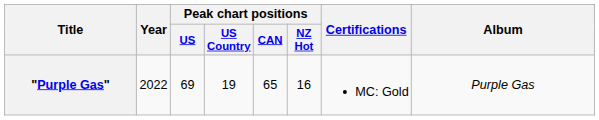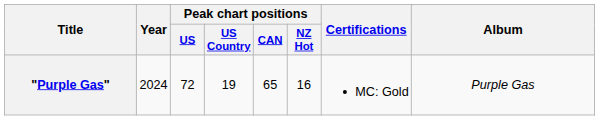(154, 84) 2022 -> (154, 84) 2024
(187, 84) 69 -> (187, 84) 72
